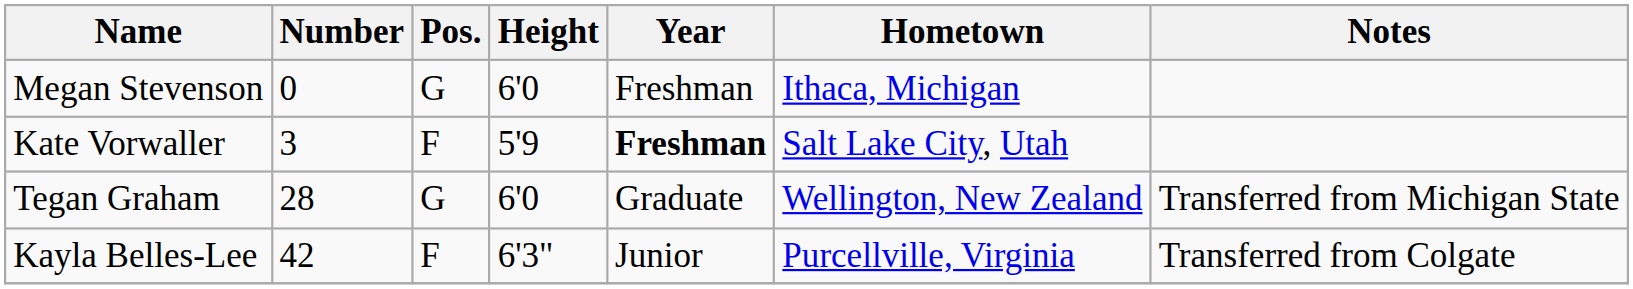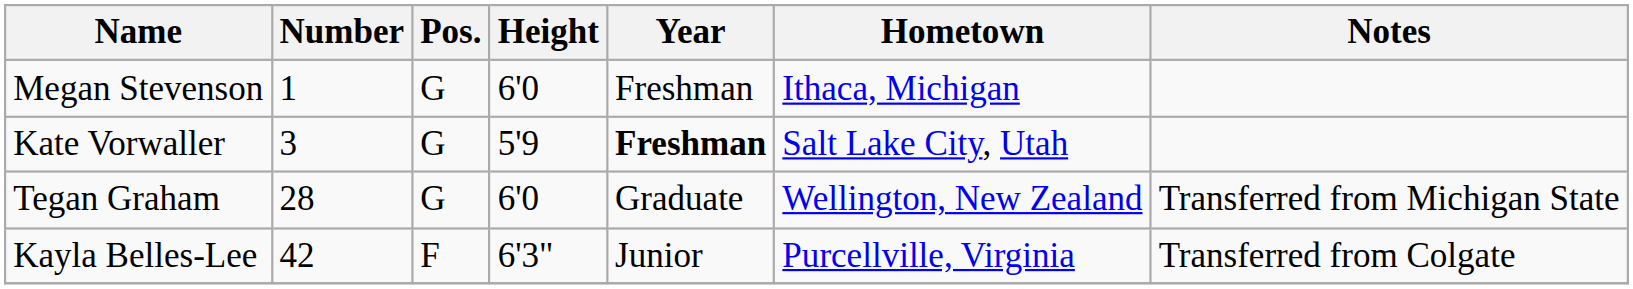(288, 87) 0 -> (288, 87) 1
(430, 143) F -> (433, 143) G
